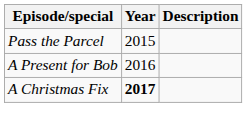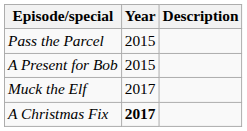(140, 65) 2016 -> (140, 65) 2015
+ row: (47, 89)
